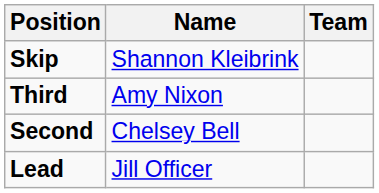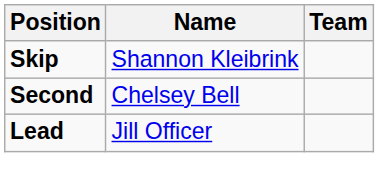- row: (39, 95)
